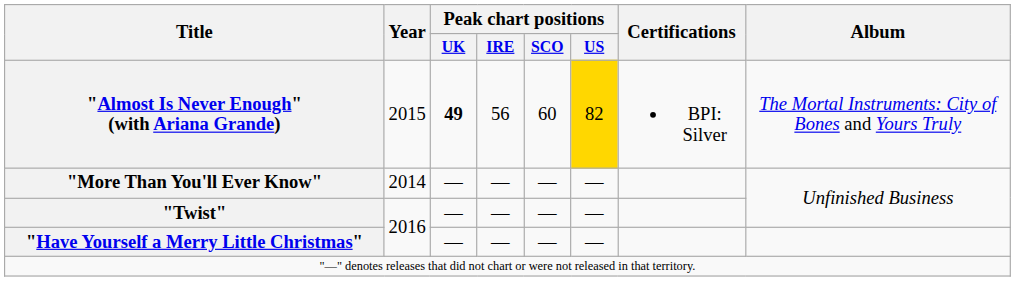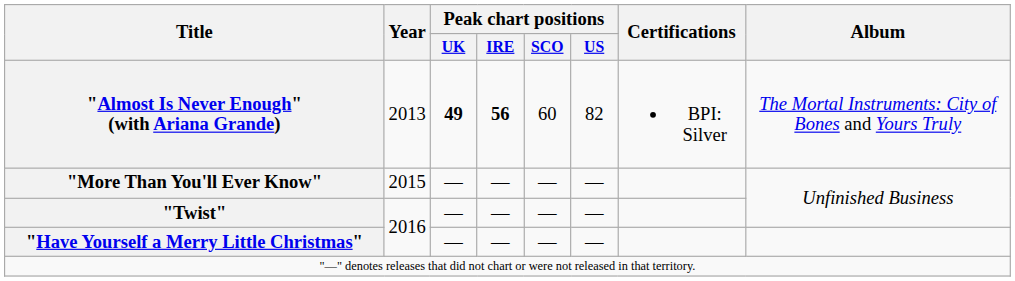(407, 114) 2015 -> (407, 114) 2013
(500, 114) normal -> (500, 114) bold
(594, 114) gold background -> (594, 114) no background
(407, 182) 2014 -> (407, 182) 2015
